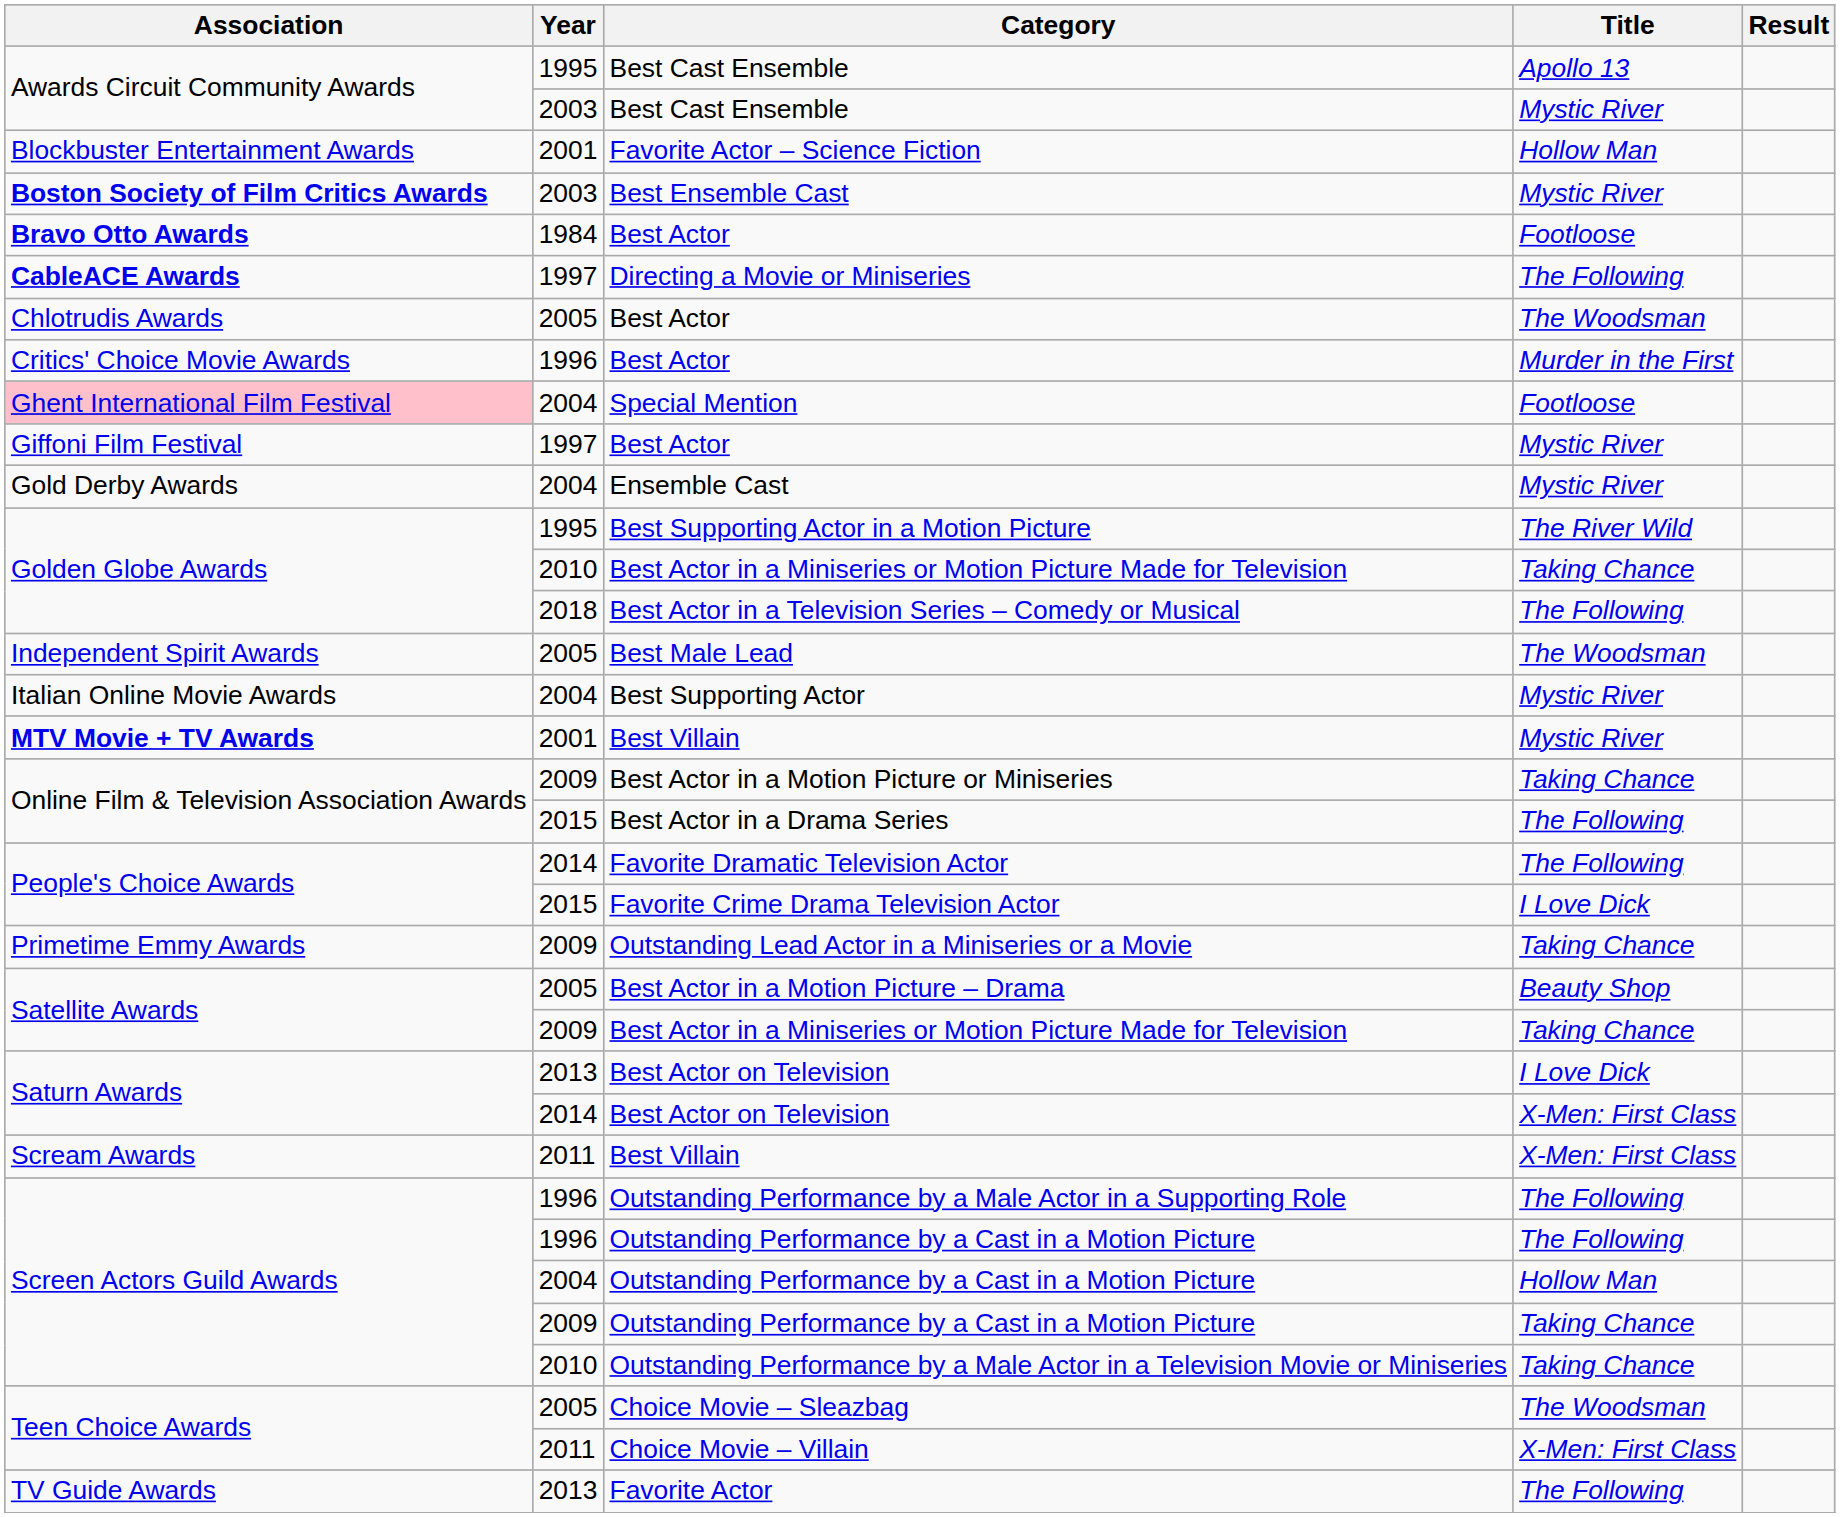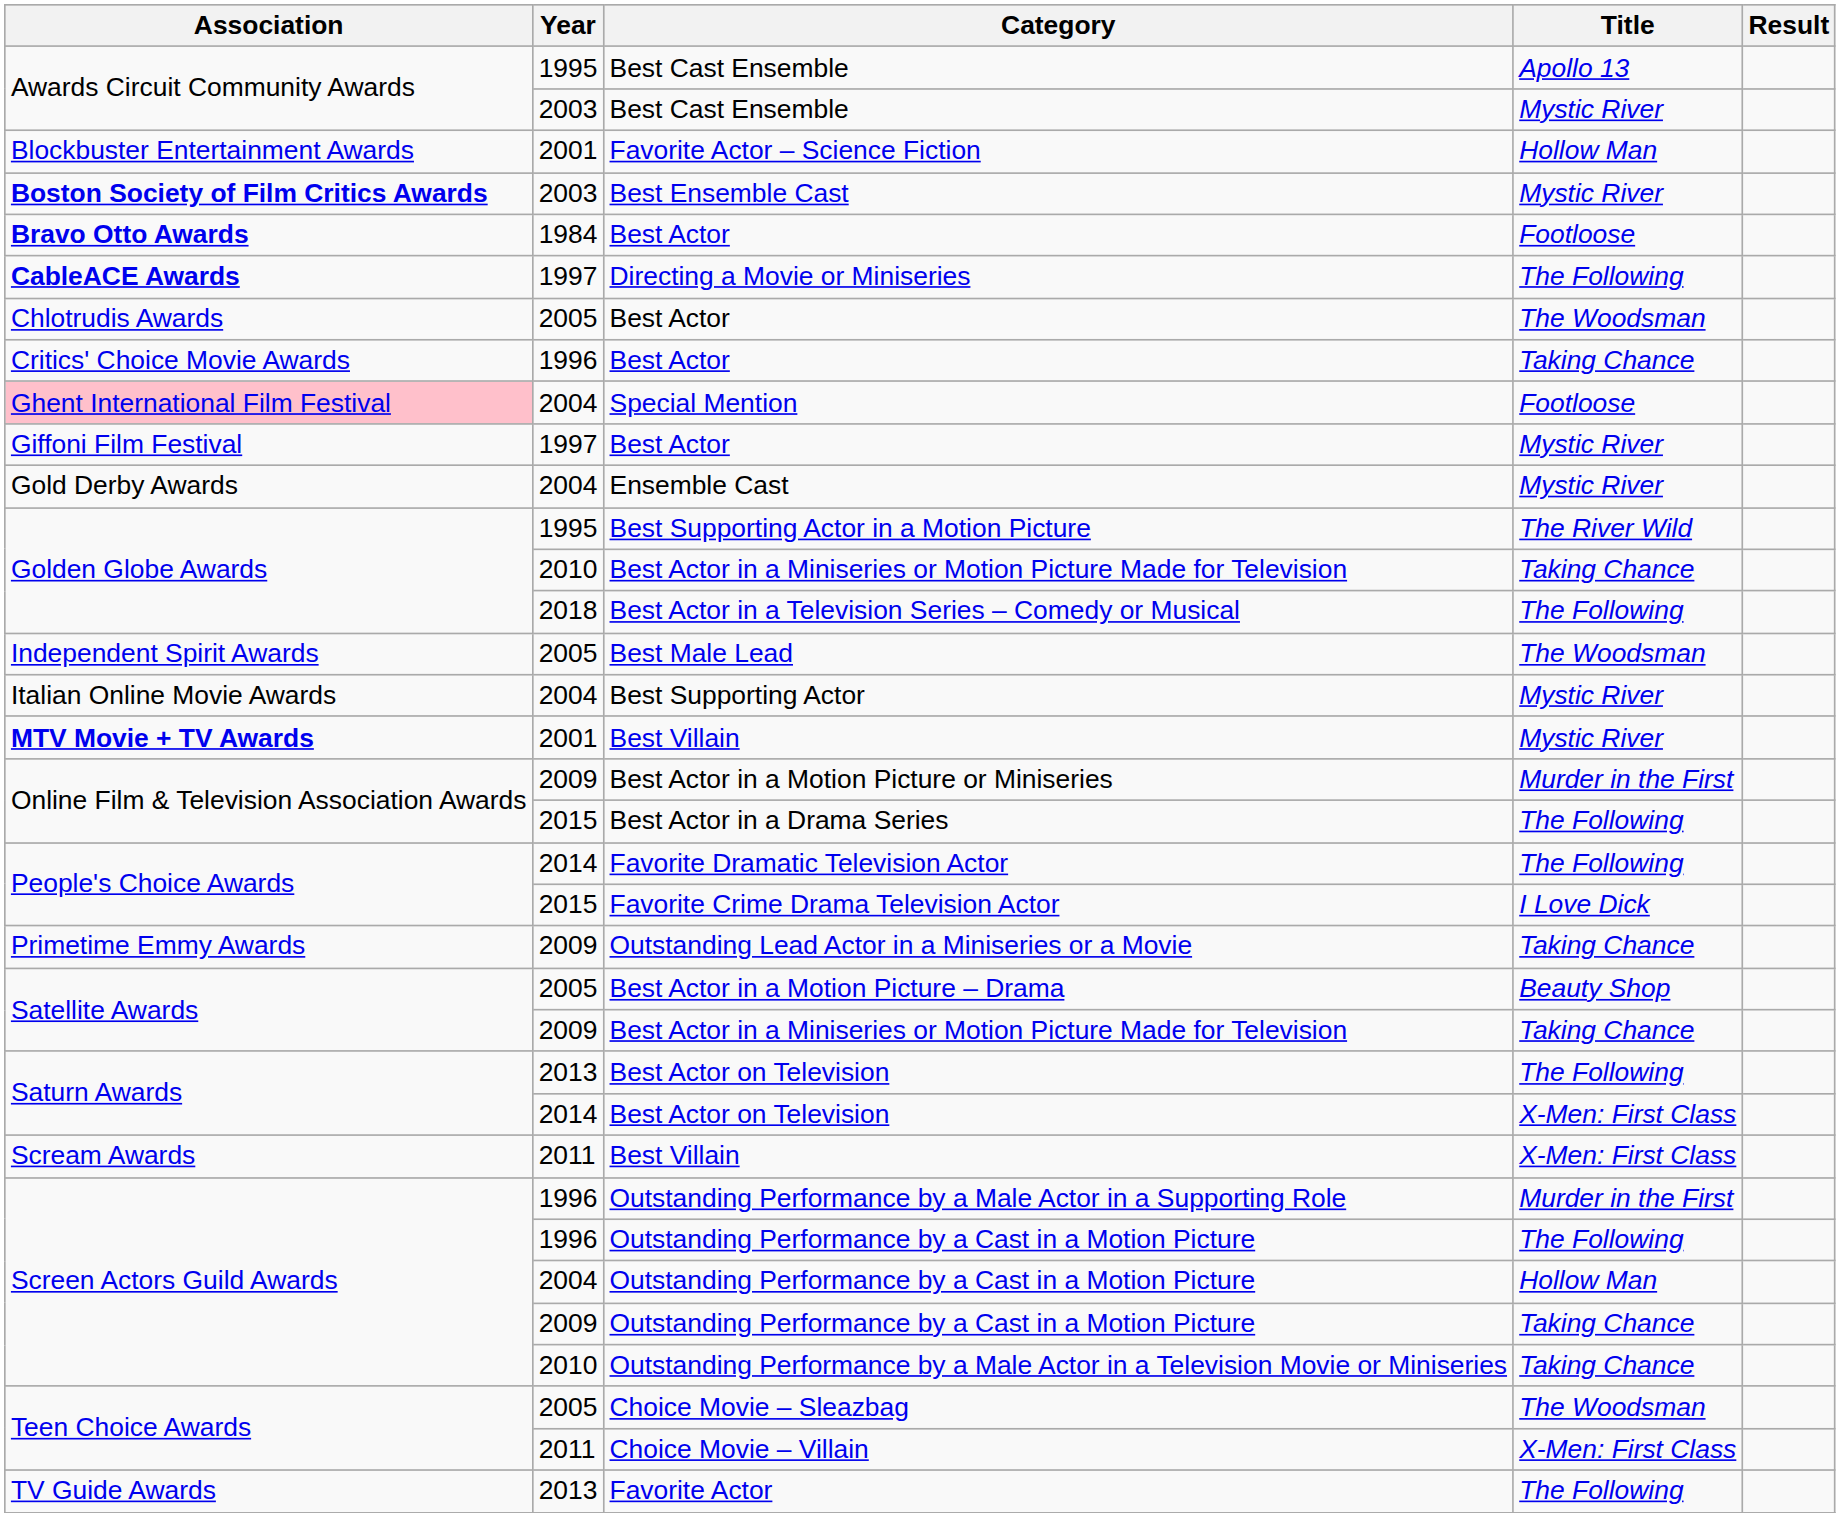(1626, 360) Murder in the First -> (1607, 360) Taking Chance
(1607, 779) Taking Chance -> (1626, 779) Murder in the First
(1585, 1072) I Love Dick -> (1601, 1072) The Following
(1601, 1197) The Following -> (1626, 1197) Murder in the First
